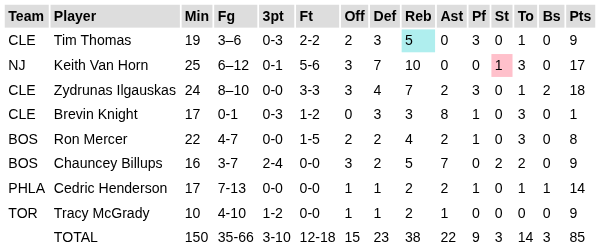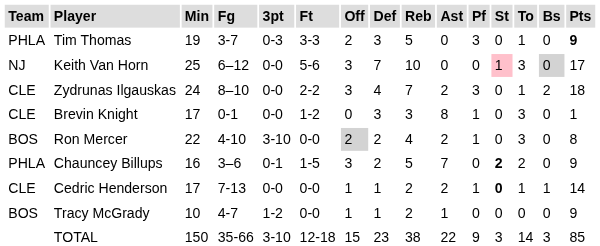(22, 40) CLE -> (27, 40) PHLA
(230, 40) 3–6 -> (228, 40) 3-7
(310, 40) 2-2 -> (310, 40) 3-3
(409, 40) paleturquoise background -> (409, 40) no background
(573, 40) normal -> (573, 40) bold
(273, 65) 0-1 -> (273, 65) 0-0
(547, 65) no background -> (547, 65) lightgrey background
(310, 90) 3-3 -> (310, 90) 2-2
(273, 114) 0-3 -> (273, 114) 0-0
(228, 139) 4-7 -> (232, 139) 4-10
(273, 139) 0-0 -> (277, 139) 3-10
(310, 139) 1-5 -> (310, 139) 0-0
(348, 139) no background -> (348, 139) lightgrey background
(23, 164) BOS -> (27, 164) PHLA
(228, 164) 3-7 -> (230, 164) 3–6
(273, 164) 2-4 -> (273, 164) 0-1
(310, 164) 0-0 -> (310, 164) 1-5
(499, 164) normal -> (499, 164) bold
(27, 188) PHLA -> (22, 188) CLE
(499, 188) normal -> (499, 188) bold
(23, 213) TOR -> (23, 213) BOS
(232, 213) 4-10 -> (228, 213) 4-7
